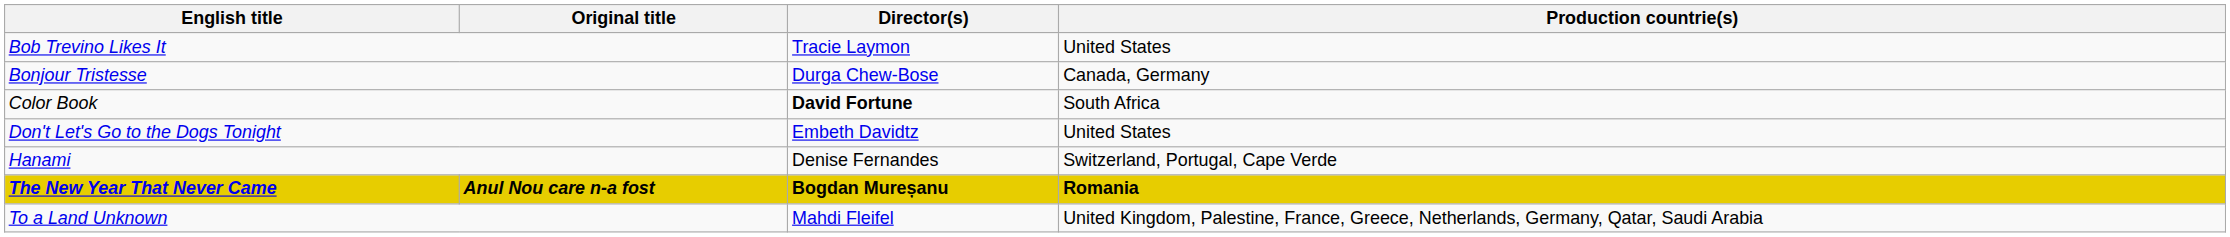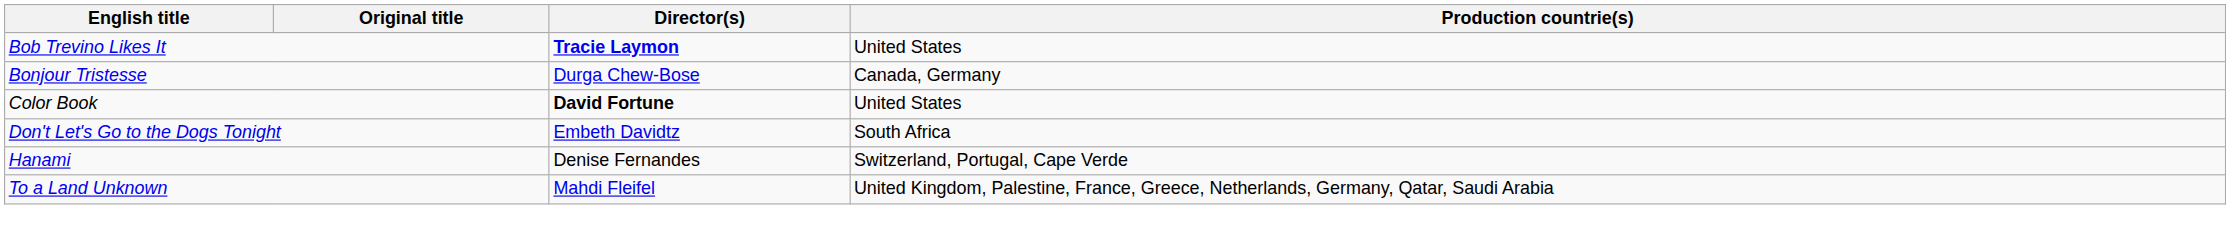(851, 47) normal -> (616, 47) bold
(1111, 103) South Africa -> (908, 103) United States
(1117, 132) United States -> (902, 132) South Africa
- row: (143, 189)
